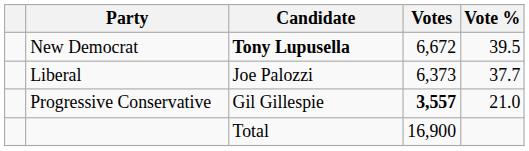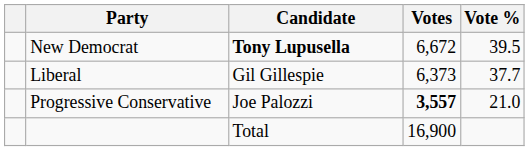(273, 74) Joe Palozzi -> (278, 74) Gil Gillespie
(278, 103) Gil Gillespie -> (273, 103) Joe Palozzi
